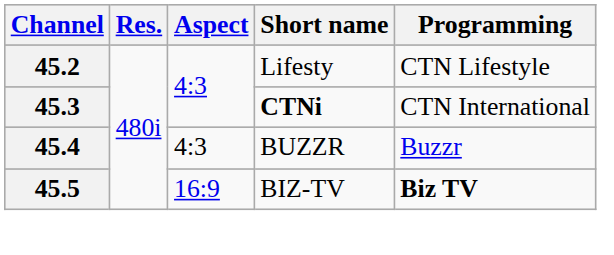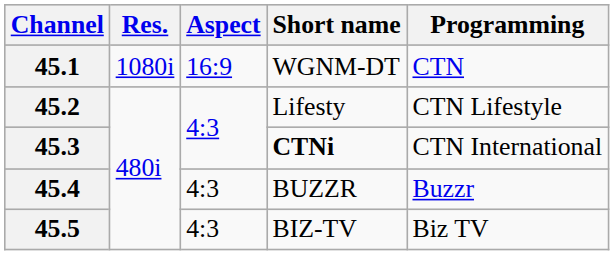+ row: (57, 65)
(197, 188) 16:9 -> (203, 229) 4:3
(439, 188) bold -> (451, 229) normal
